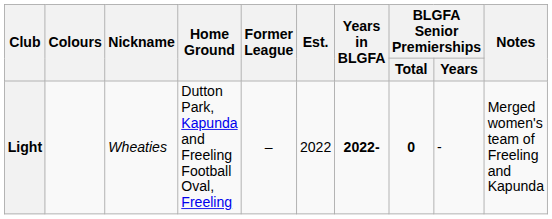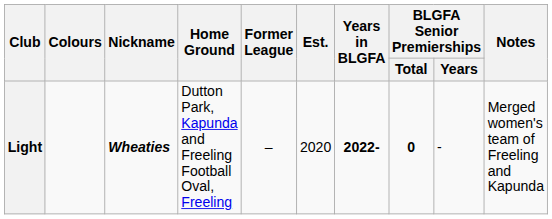(138, 147) normal -> (139, 147) bold
(316, 147) 2022 -> (316, 147) 2020
